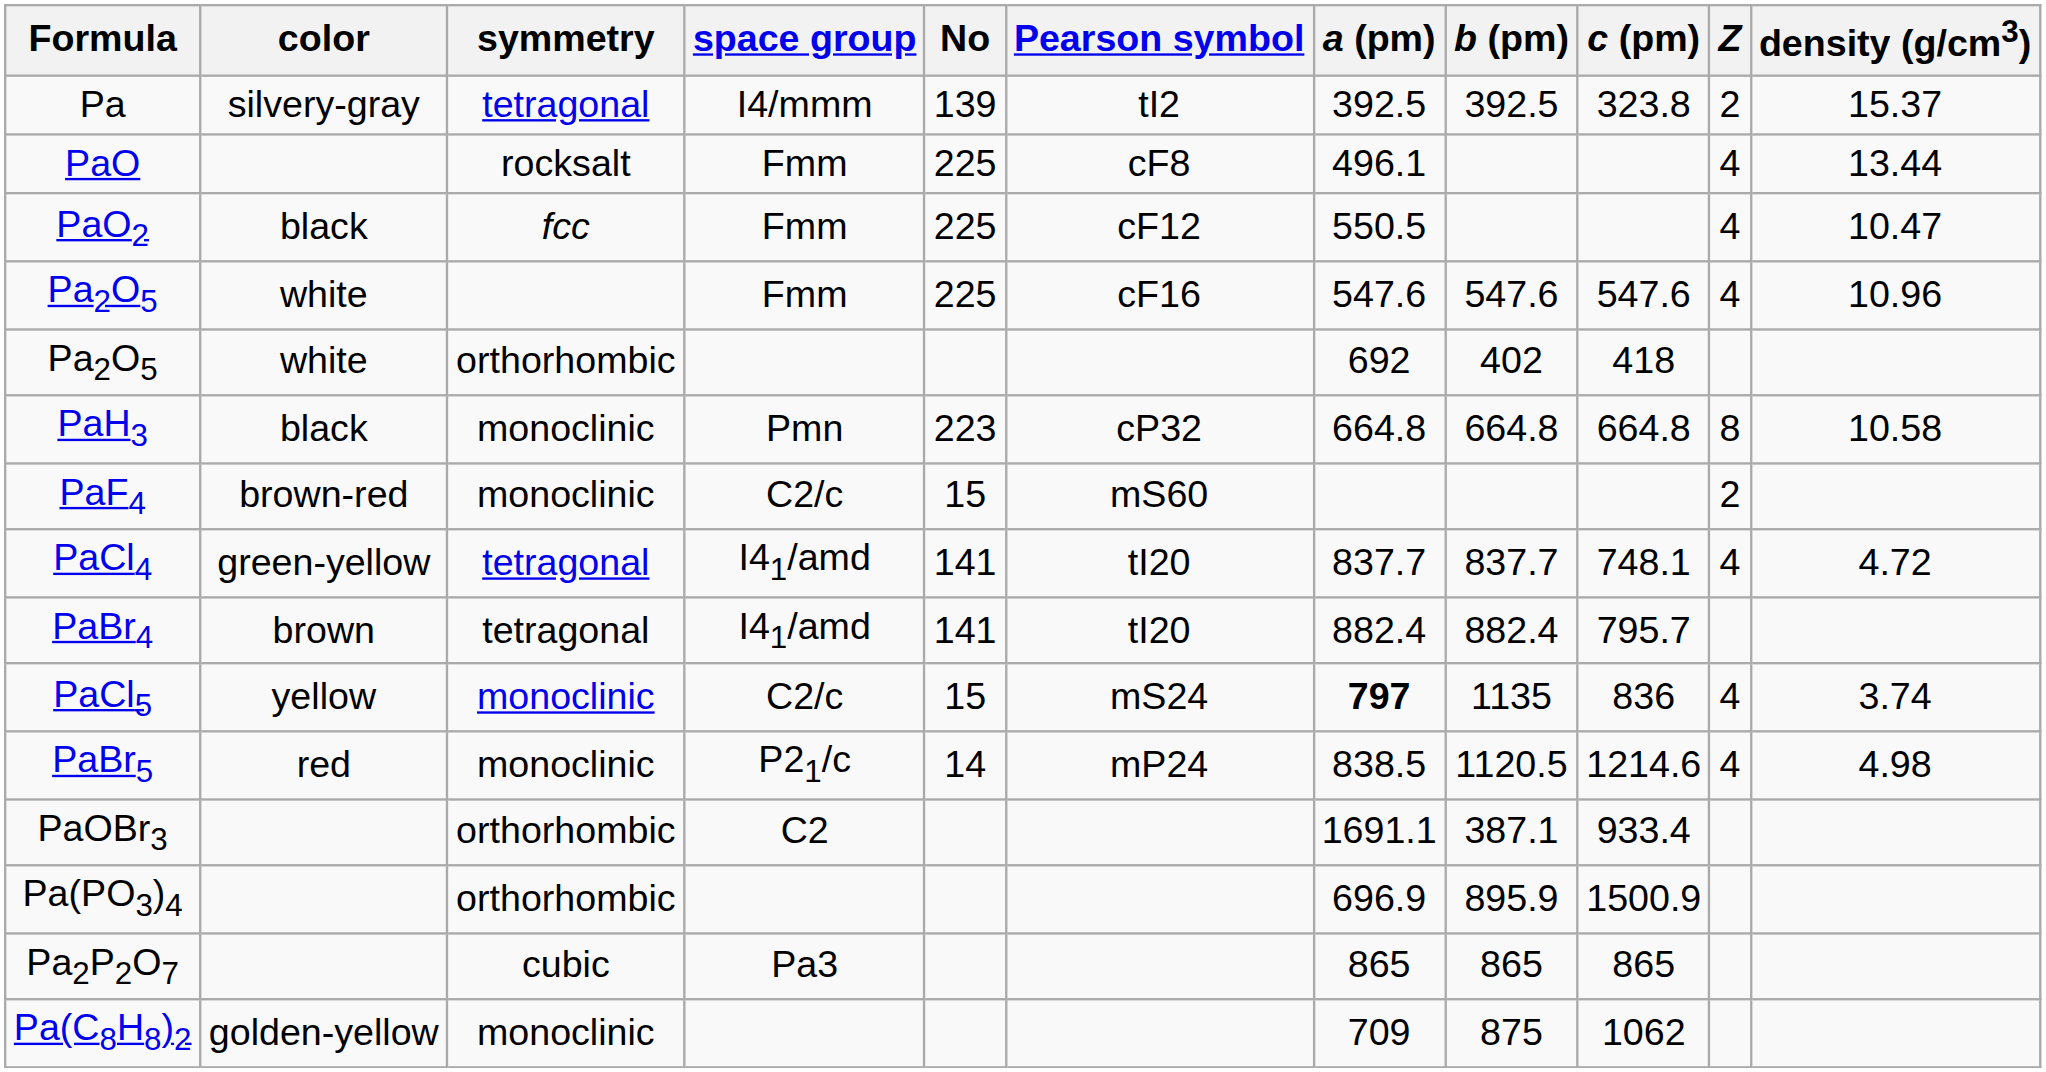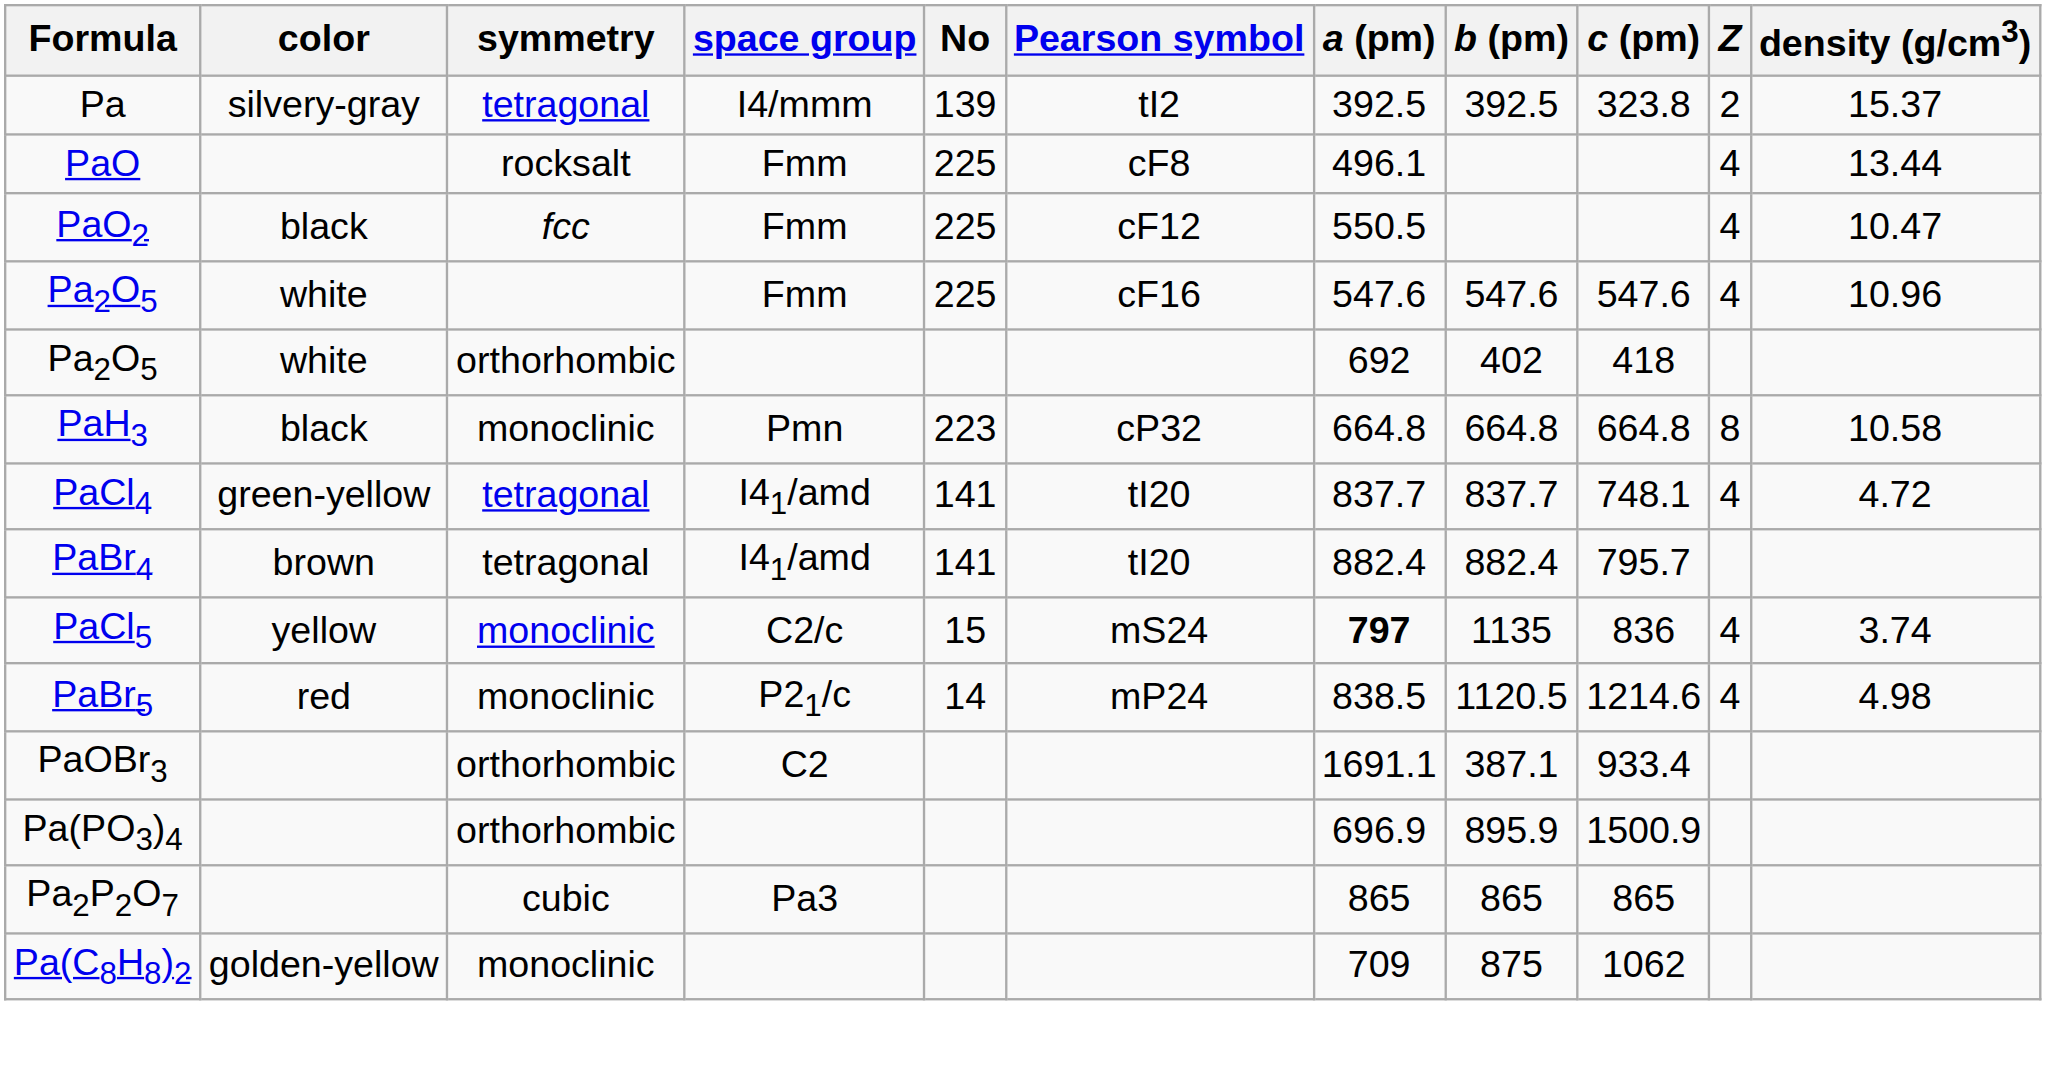- row: (103, 496)
